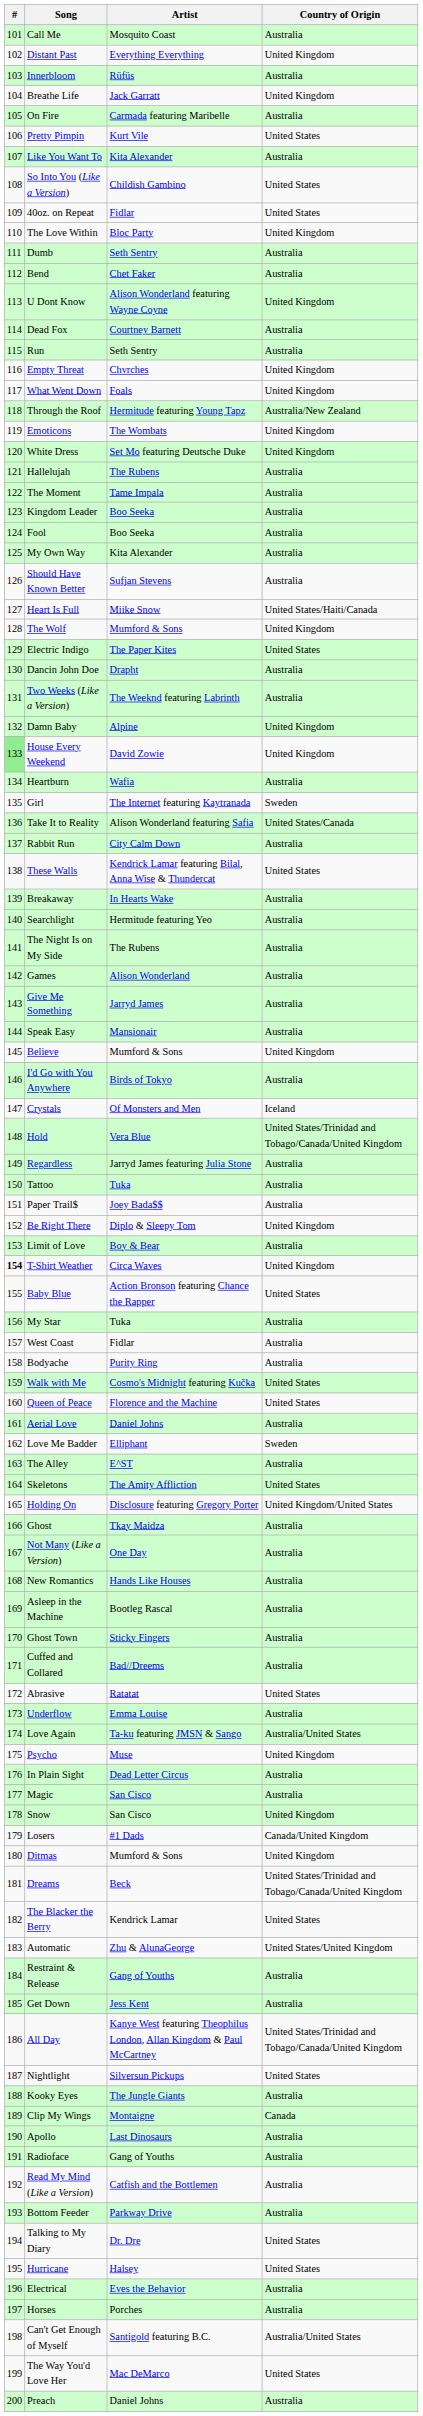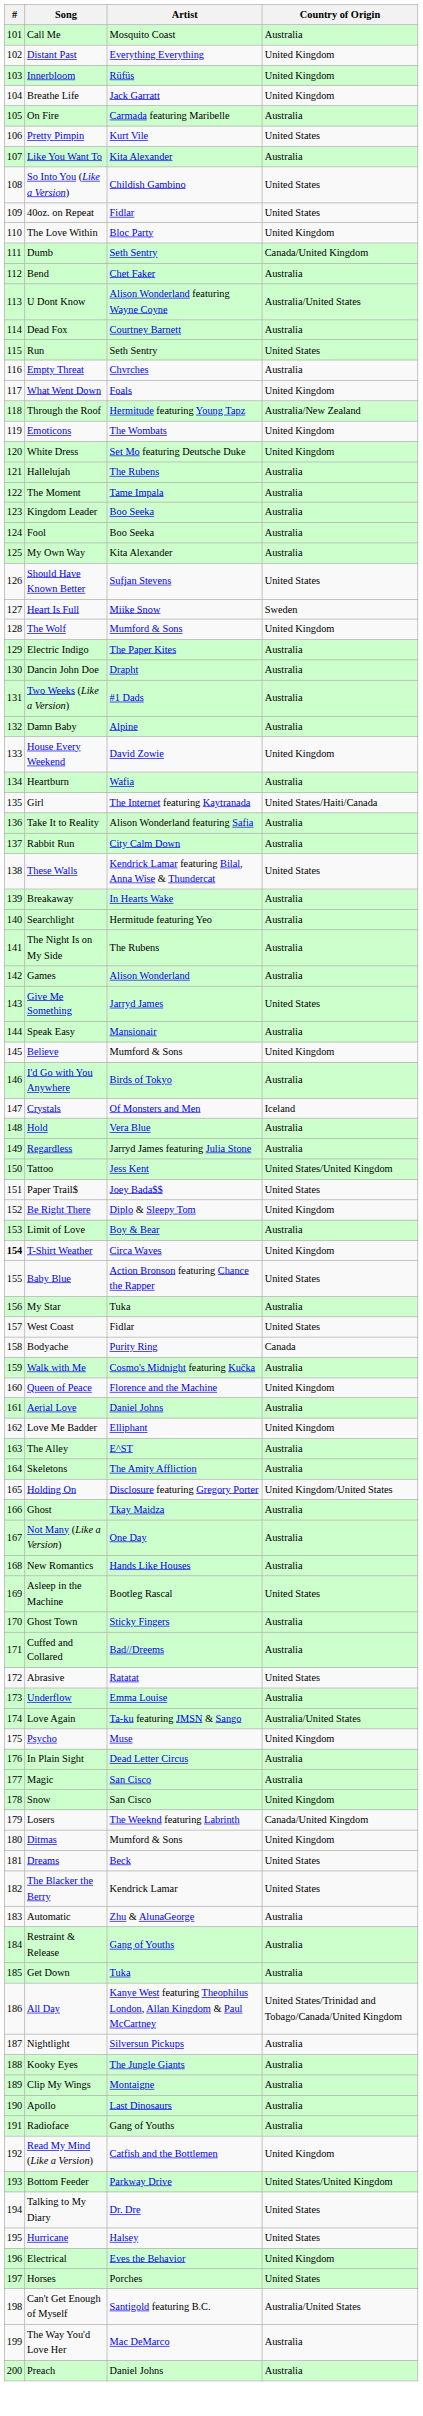(284, 75) Australia -> (300, 75) United Kingdom
(284, 253) Australia -> (316, 253) Canada/United Kingdom
(300, 301) United Kingdom -> (313, 301) Australia/United States
(284, 350) Australia -> (292, 350) United States
(300, 370) United Kingdom -> (284, 370) Australia
(284, 581) Australia -> (292, 581) United States
(321, 609) United States/Haiti/Canada -> (281, 609) Sweden
(292, 649) United States -> (284, 649) Australia
(175, 698) The Weeknd featuring Labrinth -> (127, 698) #1 Dads
(300, 726) United Kingdom -> (284, 726) Australia
(14, 754) lightgreen background -> (14, 754) no background
(281, 802) Sweden -> (321, 802) United States/Haiti/Canada
(309, 823) United States/Canada -> (284, 823) Australia
(284, 1003) Australia -> (292, 1003) United States
(333, 1136) United States/Trinidad and Tobago/Canada/United Kingdom -> (284, 1128) Australia
(120, 1184) Tuka -> (129, 1169) Jess Kent
(284, 1184) Australia -> (329, 1169) United States/United Kingdom
(284, 1205) Australia -> (292, 1189) United States
(284, 1342) Australia -> (292, 1326) United States
(284, 1362) Australia -> (280, 1347) Canada
(292, 1383) United States -> (284, 1367) Australia
(292, 1403) United States -> (300, 1387) United Kingdom
(281, 1443) Sweden -> (300, 1428) United Kingdom
(292, 1484) United States -> (284, 1469) Australia
(284, 1609) Australia -> (292, 1593) United States
(127, 1835) #1 Dads -> (175, 1820) The Weeknd featuring Labrinth
(333, 1884) United States/Trinidad and Tobago/Canada/United Kingdom -> (292, 1860) United States
(329, 1947) United States/United Kingdom -> (284, 1916) Australia
(129, 2003) Jess Kent -> (120, 1972) Tuka
(292, 2075) United States -> (284, 2044) Australia
(280, 2116) Canada -> (284, 2085) Australia
(284, 2184) Australia -> (300, 2153) United Kingdom
(284, 2212) Australia -> (329, 2181) United States/United Kingdom
(284, 2289) Australia -> (300, 2258) United Kingdom
(284, 2309) Australia -> (292, 2278) United States
(292, 2373) United States -> (284, 2342) Australia
